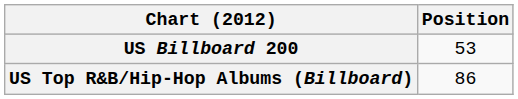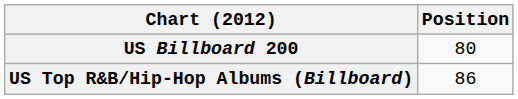(466, 49) 53 -> (466, 49) 80
